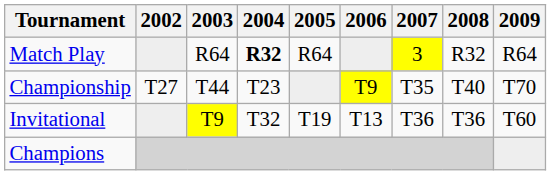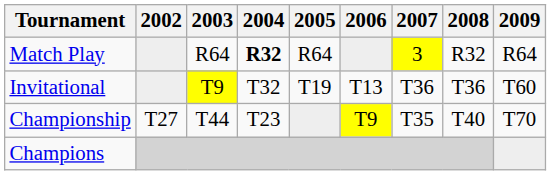rows swapped: (70, 86) <-> (57, 119)
